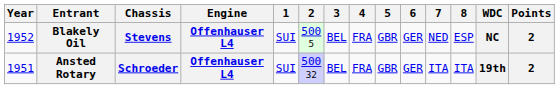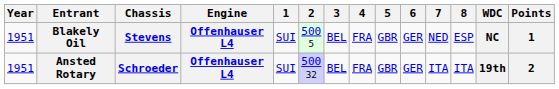(21, 38) 1952 -> (21, 38) 1951
(531, 38) 2 -> (531, 38) 1
